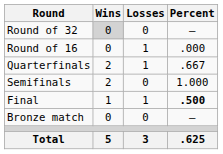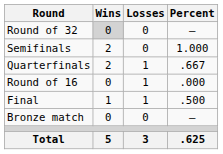rows swapped: (42, 48) <-> (39, 83)
(192, 100) bold -> (192, 100) normal
